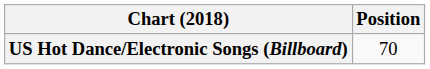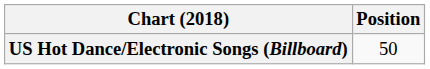(388, 48) 70 -> (388, 48) 50
